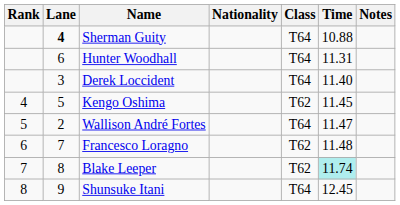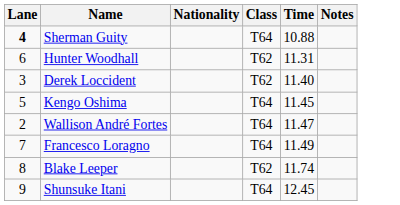- column: (24, 15)
(300, 59) T64 -> (261, 59) T62
(300, 80) T64 -> (261, 80) T62
(300, 102) T62 -> (261, 102) T64
(300, 146) T62 -> (261, 146) T64
(337, 146) 11.48 -> (299, 146) 11.49
(337, 168) paleturquoise background -> (299, 168) no background
